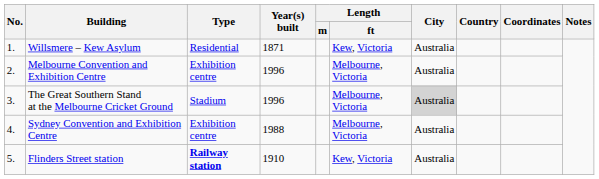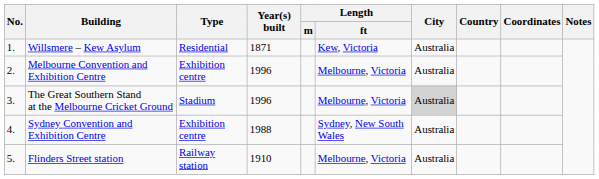(357, 130) Melbourne, Victoria -> (361, 130) Sydney, New South Wales
(209, 159) bold -> (197, 159) normal
(362, 159) Kew, Victoria -> (362, 159) Melbourne, Victoria
